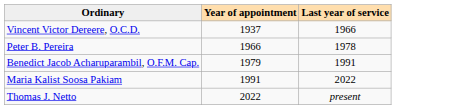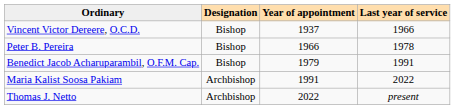+ column: (231, 12)
